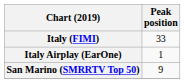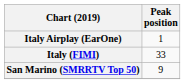rows swapped: (73, 39) <-> (73, 54)
